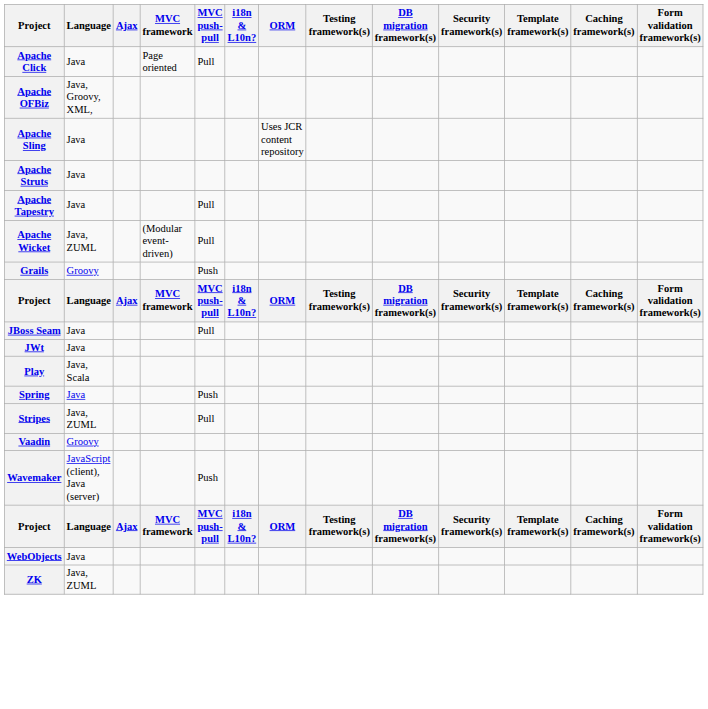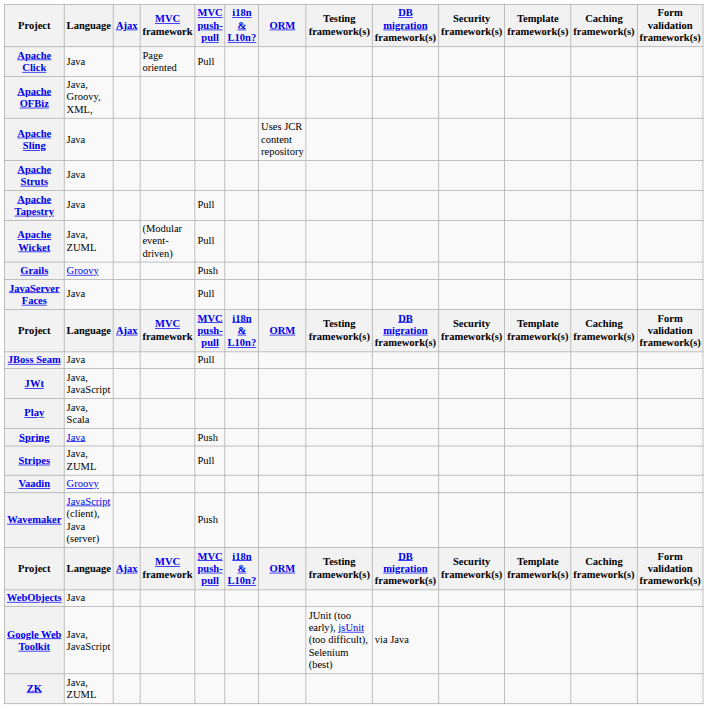+ row: (34, 294)
(76, 348) Java -> (89, 384) Java, JavaScript
+ row: (34, 640)
